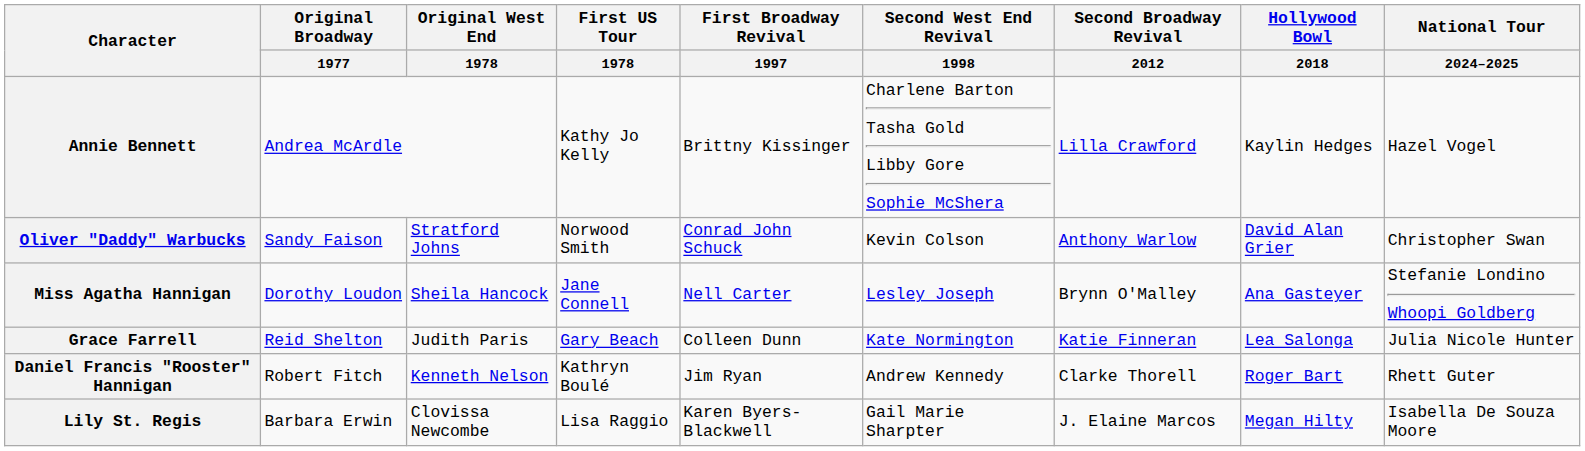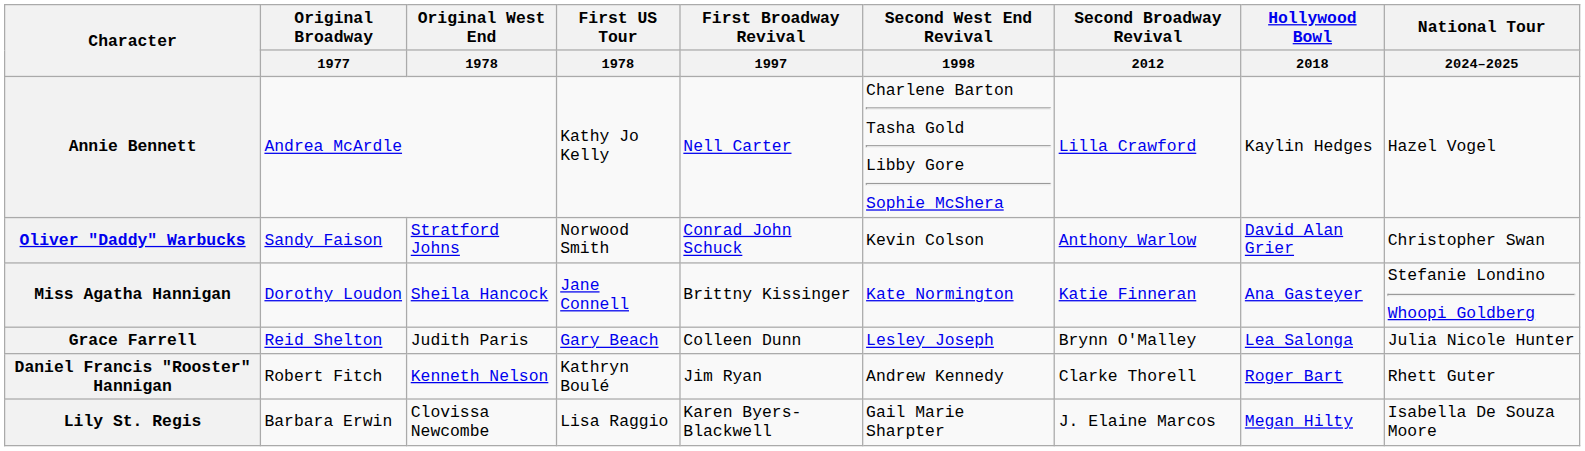(767, 147) Brittny Kissinger -> (737, 147) Nell Carter
(737, 295) Nell Carter -> (767, 295) Brittny Kissinger
(930, 295) Lesley Joseph -> (940, 295) Kate Normington
(1127, 295) Brynn O'Malley -> (1127, 295) Katie Finneran
(940, 340) Kate Normington -> (930, 340) Lesley Joseph
(1127, 340) Katie Finneran -> (1127, 340) Brynn O'Malley
